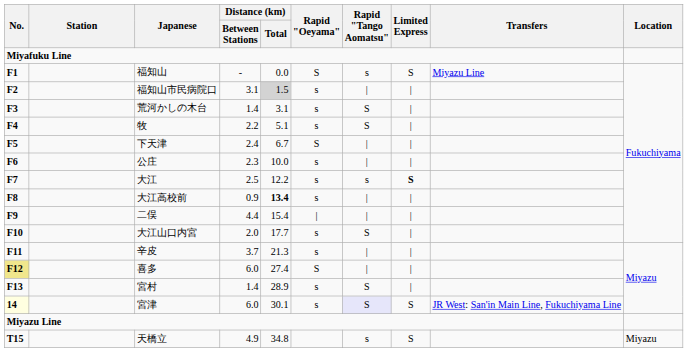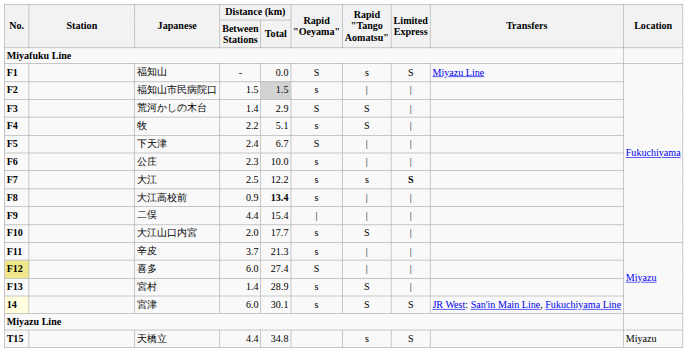(252, 90) 3.1 -> (252, 90) 1.5
(282, 108) 3.1 -> (282, 108) 2.9
(317, 108) s -> (317, 108) S
(367, 305) lavender background -> (367, 305) no background
(252, 338) 4.9 -> (252, 338) 4.4
